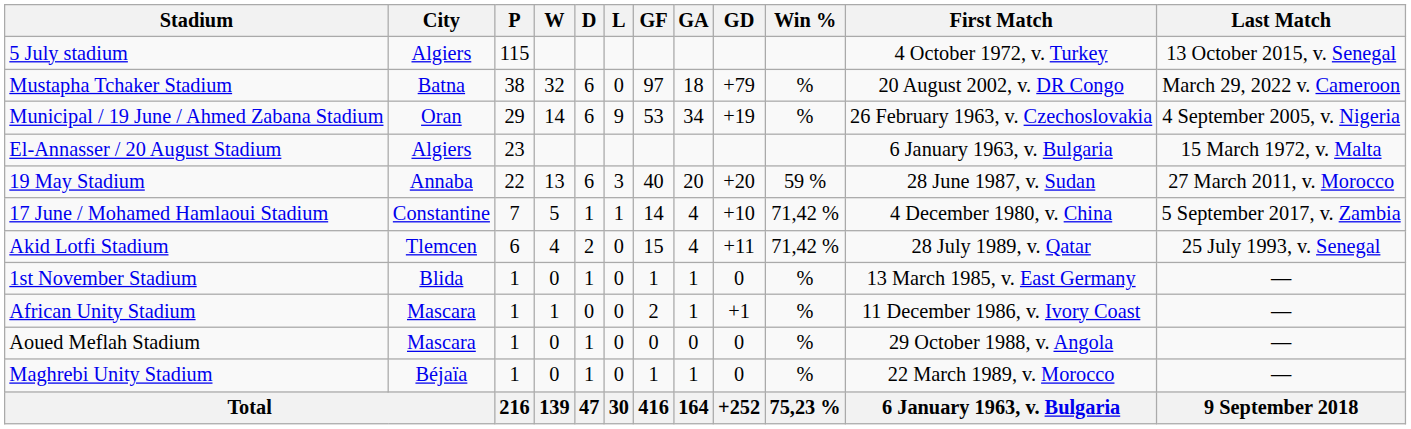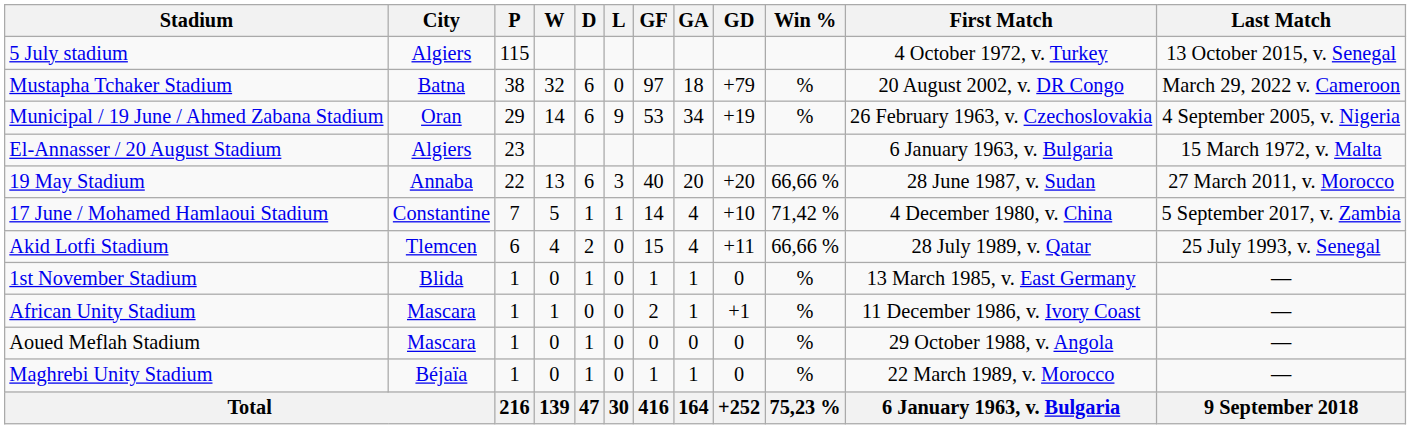(805, 181) 59 % -> (805, 181) 66,66 %
(805, 246) 71,42 % -> (805, 246) 66,66 %
